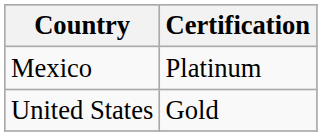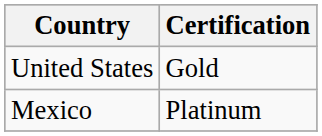rows swapped: (82, 109) <-> (52, 67)
